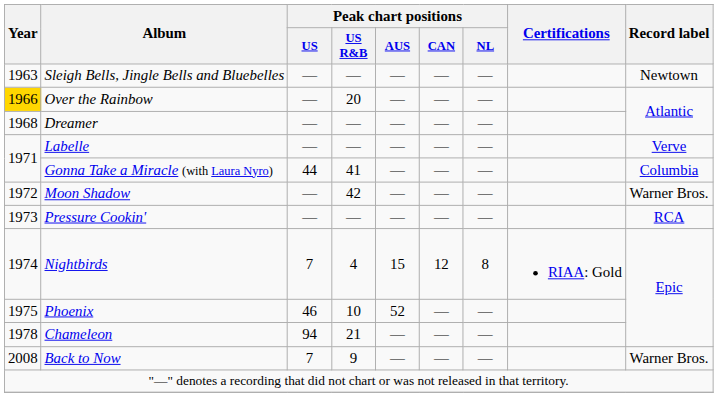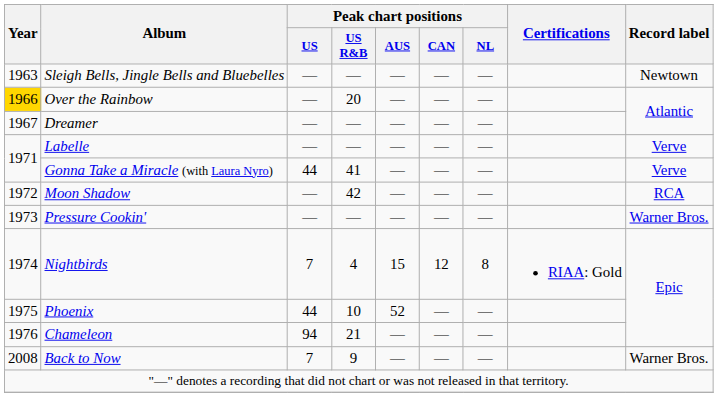(23, 122) 1968 -> (23, 122) 1967
(669, 170) Columbia -> (669, 170) Verve
(669, 193) Warner Bros. -> (669, 193) RCA
(669, 217) RCA -> (669, 217) Warner Bros.
(310, 310) 46 -> (310, 310) 44
(23, 334) 1978 -> (23, 334) 1976
